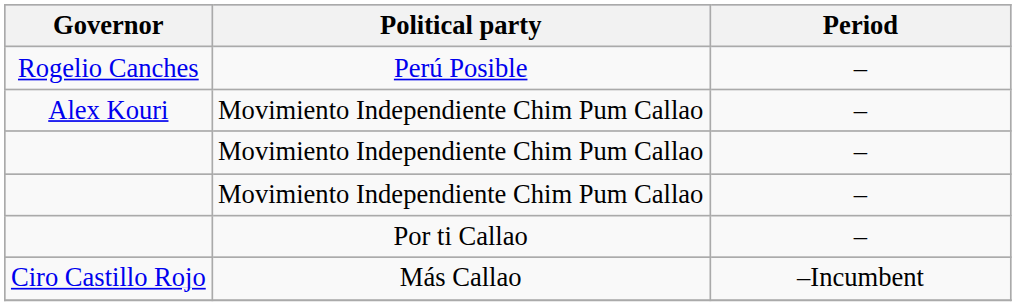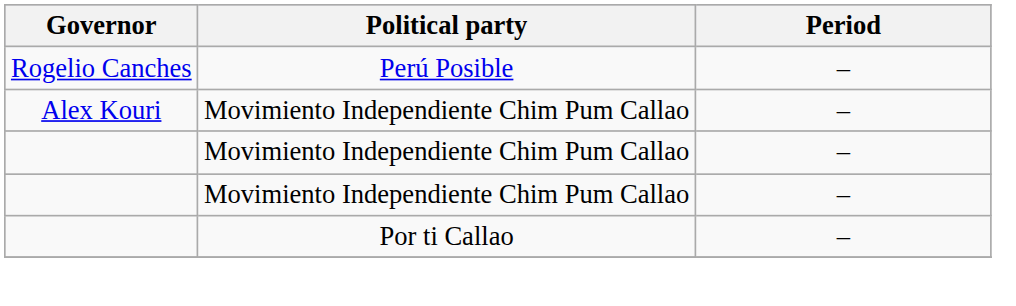- row: (108, 278)
